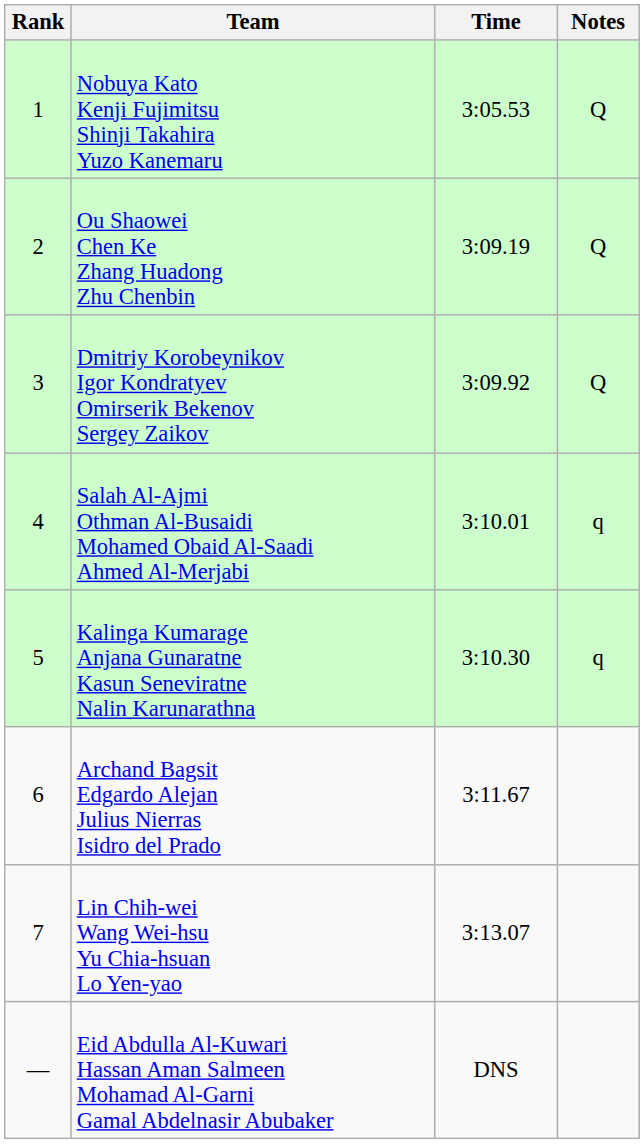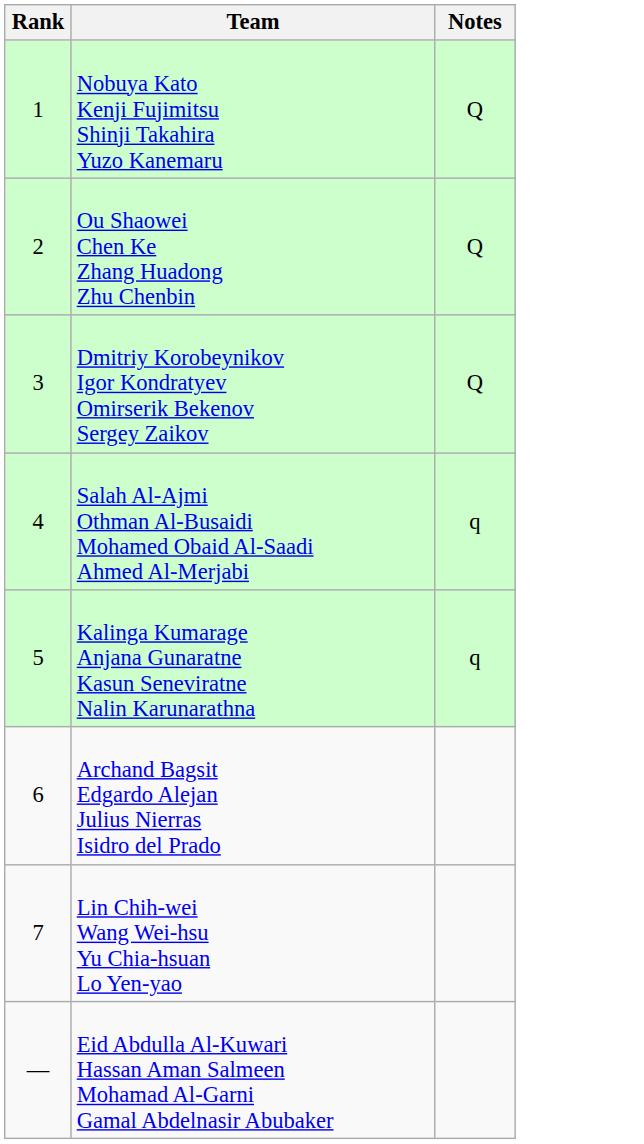- column: (496, 22)
